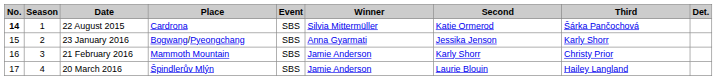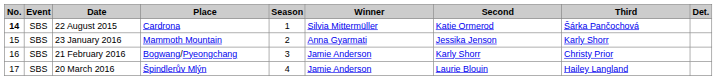columns swapped: (42, 11) <-> (291, 11)
(198, 40) Bogwang/Pyeongchang -> (182, 40) Mammoth Mountain
(190, 54) Mammoth Mountain -> (190, 54) Bogwang/Pyeongchang
